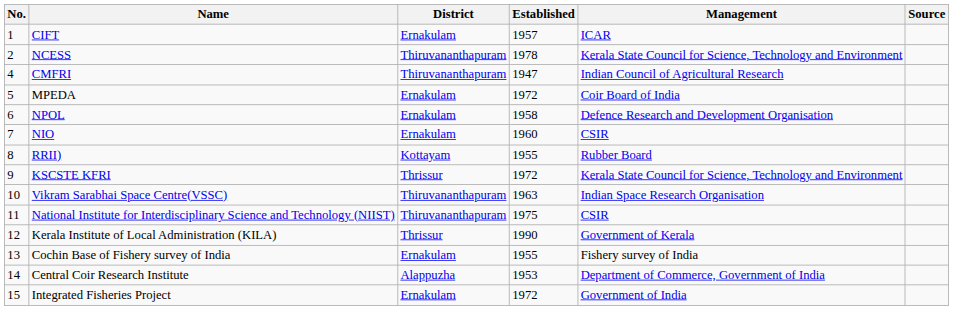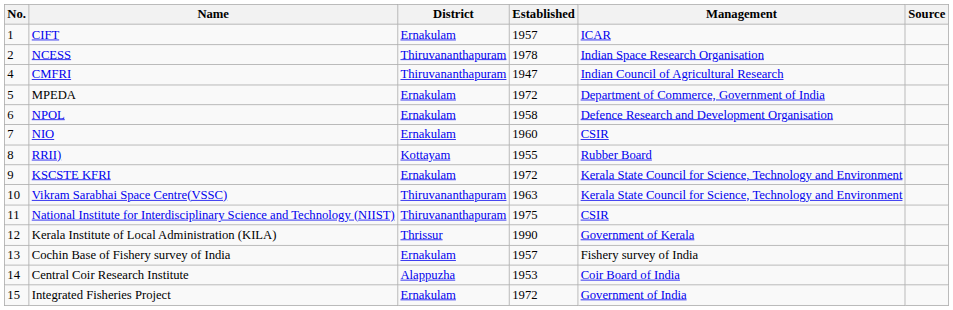(742, 54) Kerala State Council for Science, Technology and Environment -> (672, 54) Indian Space Research Organisation
(630, 94) Coir Board of India -> (703, 94) Department of Commerce, Government of India
(422, 174) Thrissur -> (428, 174) Ernakulam
(672, 194) Indian Space Research Organisation -> (742, 194) Kerala State Council for Science, Technology and Environment
(525, 255) 1955 -> (525, 255) 1957
(703, 275) Department of Commerce, Government of India -> (630, 275) Coir Board of India
